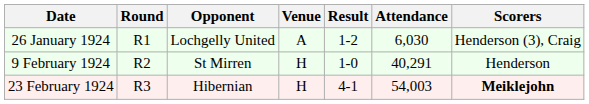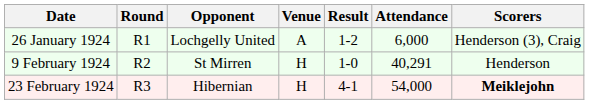(412, 39) 6,030 -> (412, 39) 6,000
(412, 87) 54,003 -> (412, 87) 54,000
